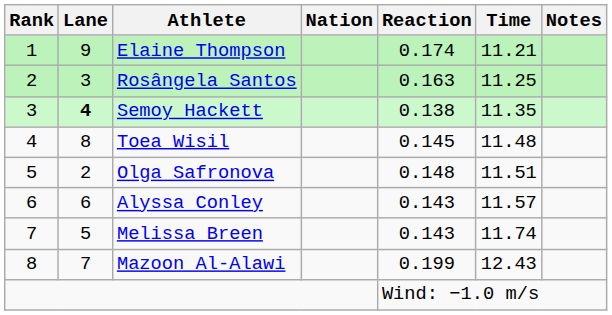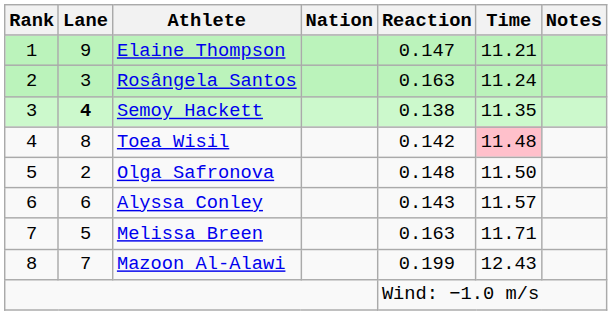(427, 50) 0.174 -> (427, 50) 0.147
(509, 81) 11.25 -> (509, 81) 11.24
(427, 142) 0.145 -> (427, 142) 0.142
(509, 142) no background -> (509, 142) pink background
(509, 173) 11.51 -> (509, 173) 11.50
(427, 234) 0.143 -> (427, 234) 0.163
(509, 234) 11.74 -> (509, 234) 11.71
